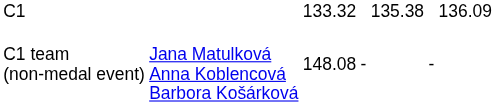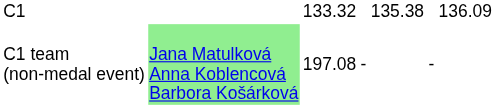(224, 74) no background -> (224, 74) lightgreen background
(329, 64) 148.08 -> (329, 64) 197.08
